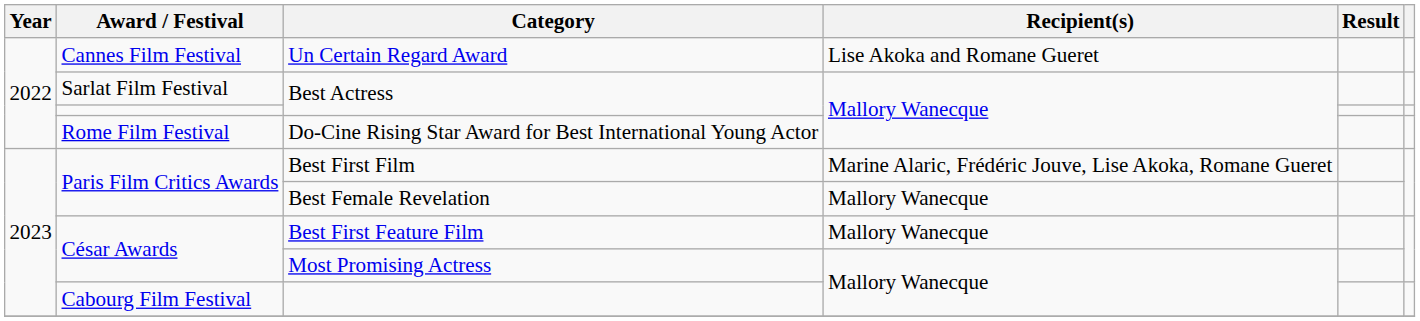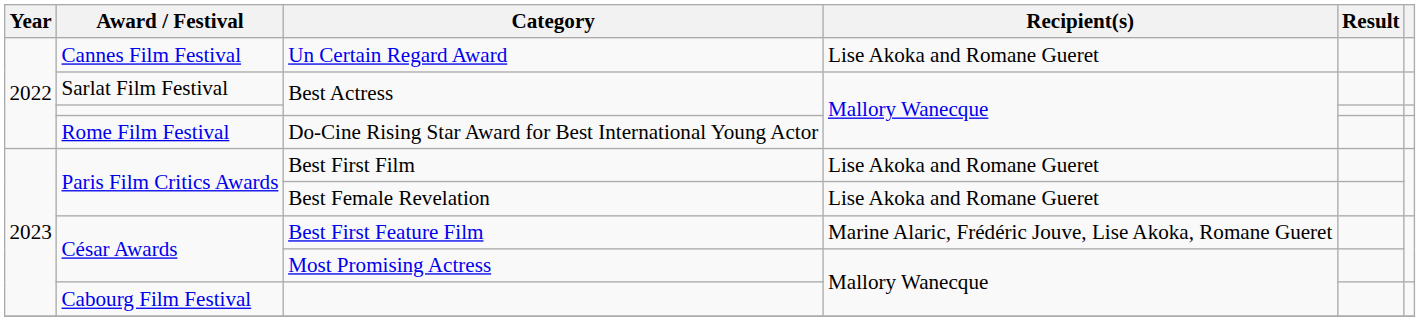(1080, 164) Marine Alaric, Frédéric Jouve, Lise Akoka, Romane Gueret -> (963, 164) Lise Akoka and Romane Gueret
(908, 198) Mallory Wanecque -> (963, 198) Lise Akoka and Romane Gueret
(908, 231) Mallory Wanecque -> (1080, 231) Marine Alaric, Frédéric Jouve, Lise Akoka, Romane Gueret
